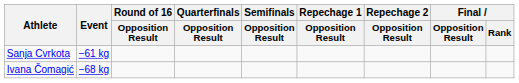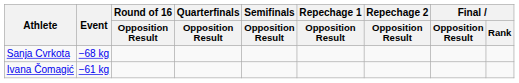(94, 54) −61 kg -> (94, 54) −68 kg
(94, 70) −68 kg -> (94, 70) −61 kg
